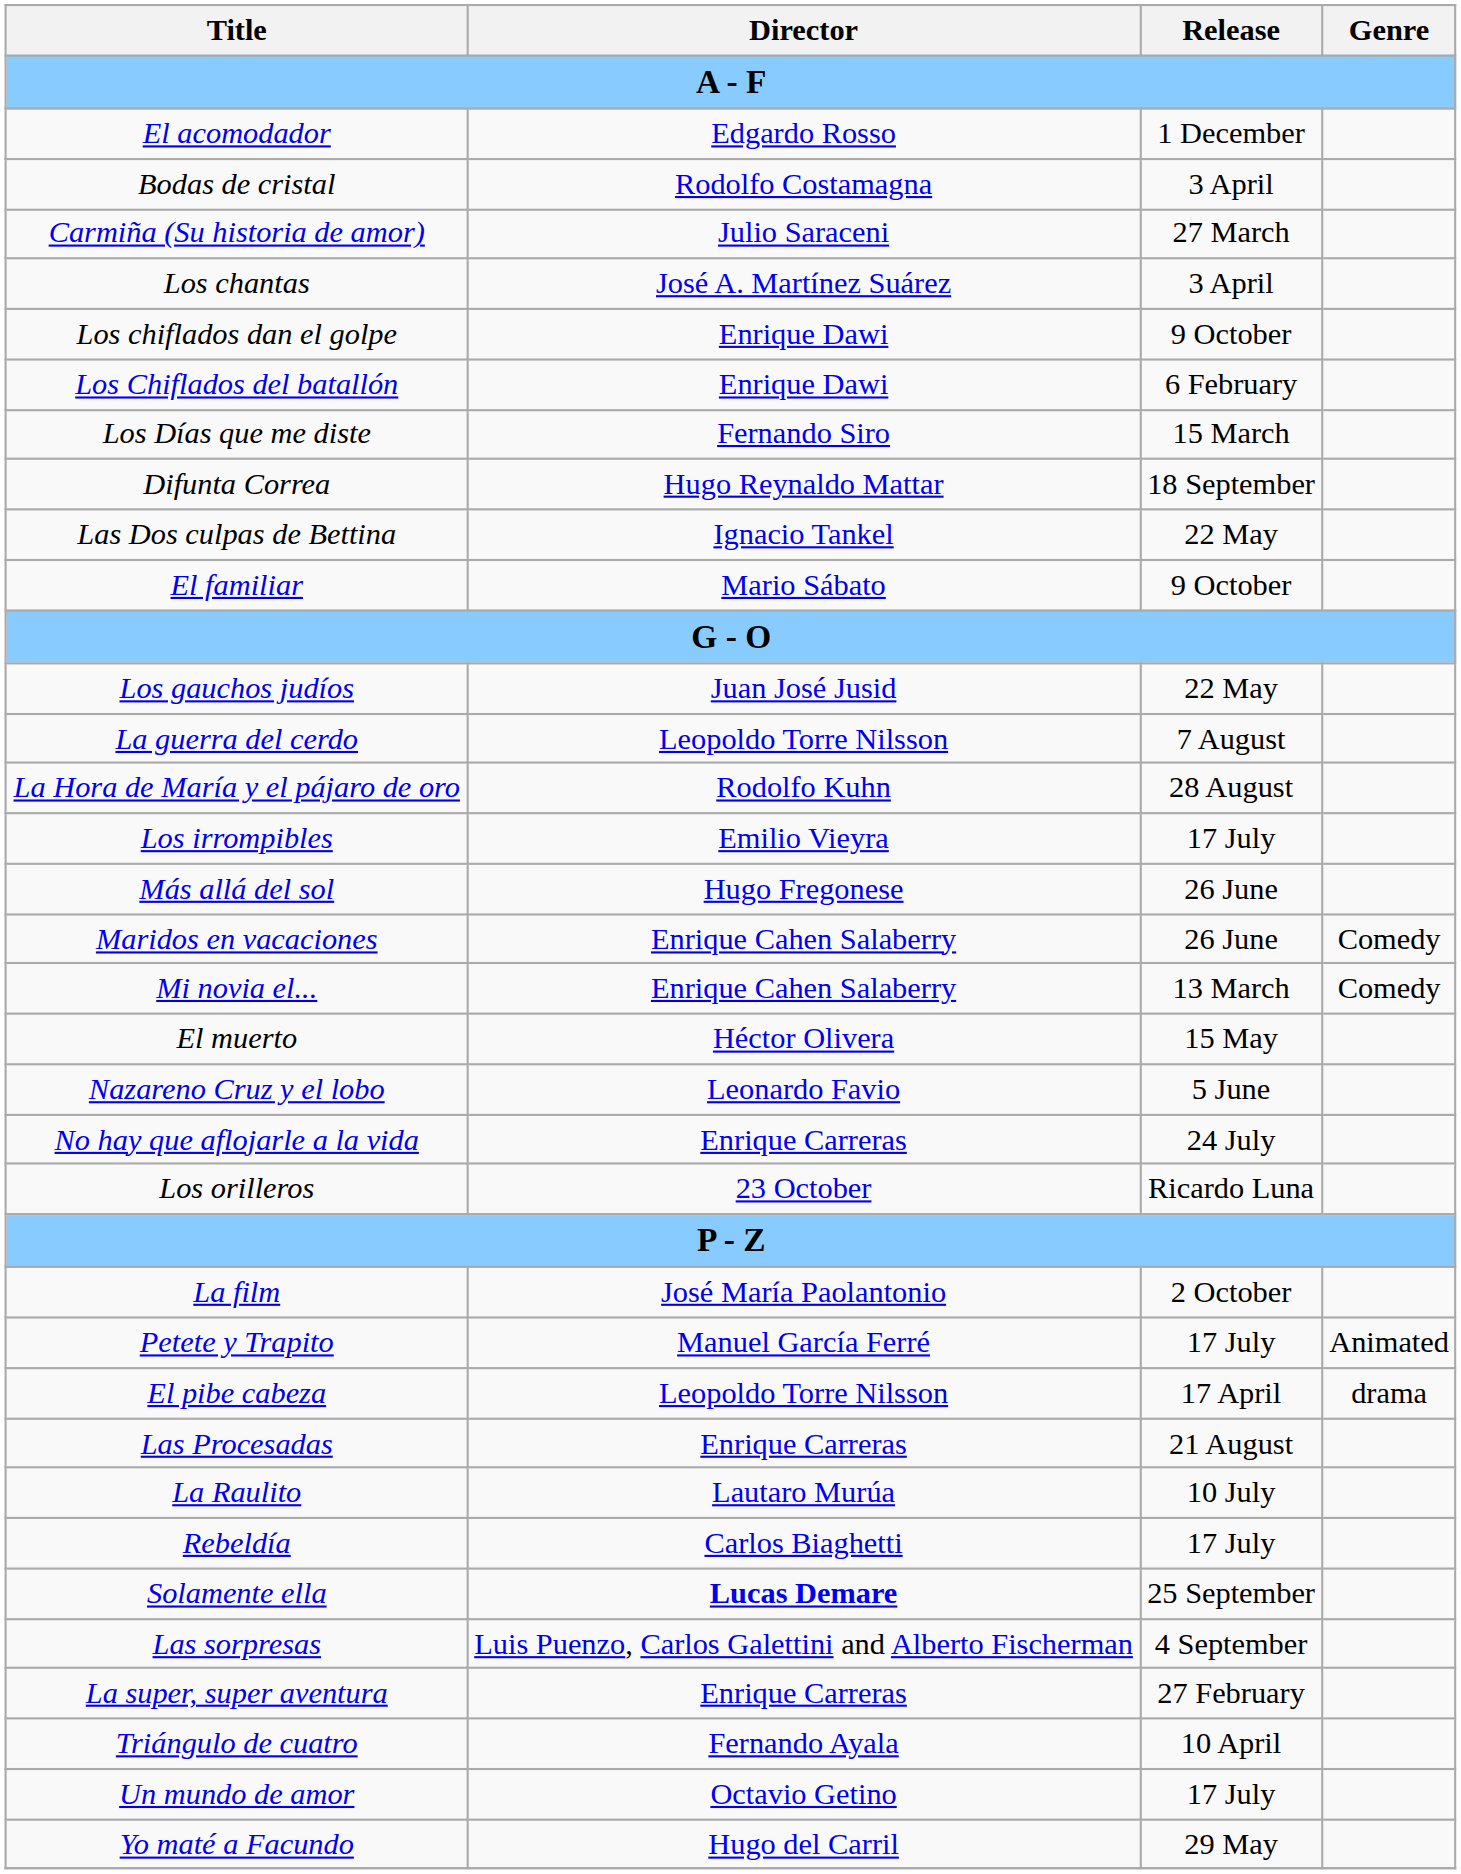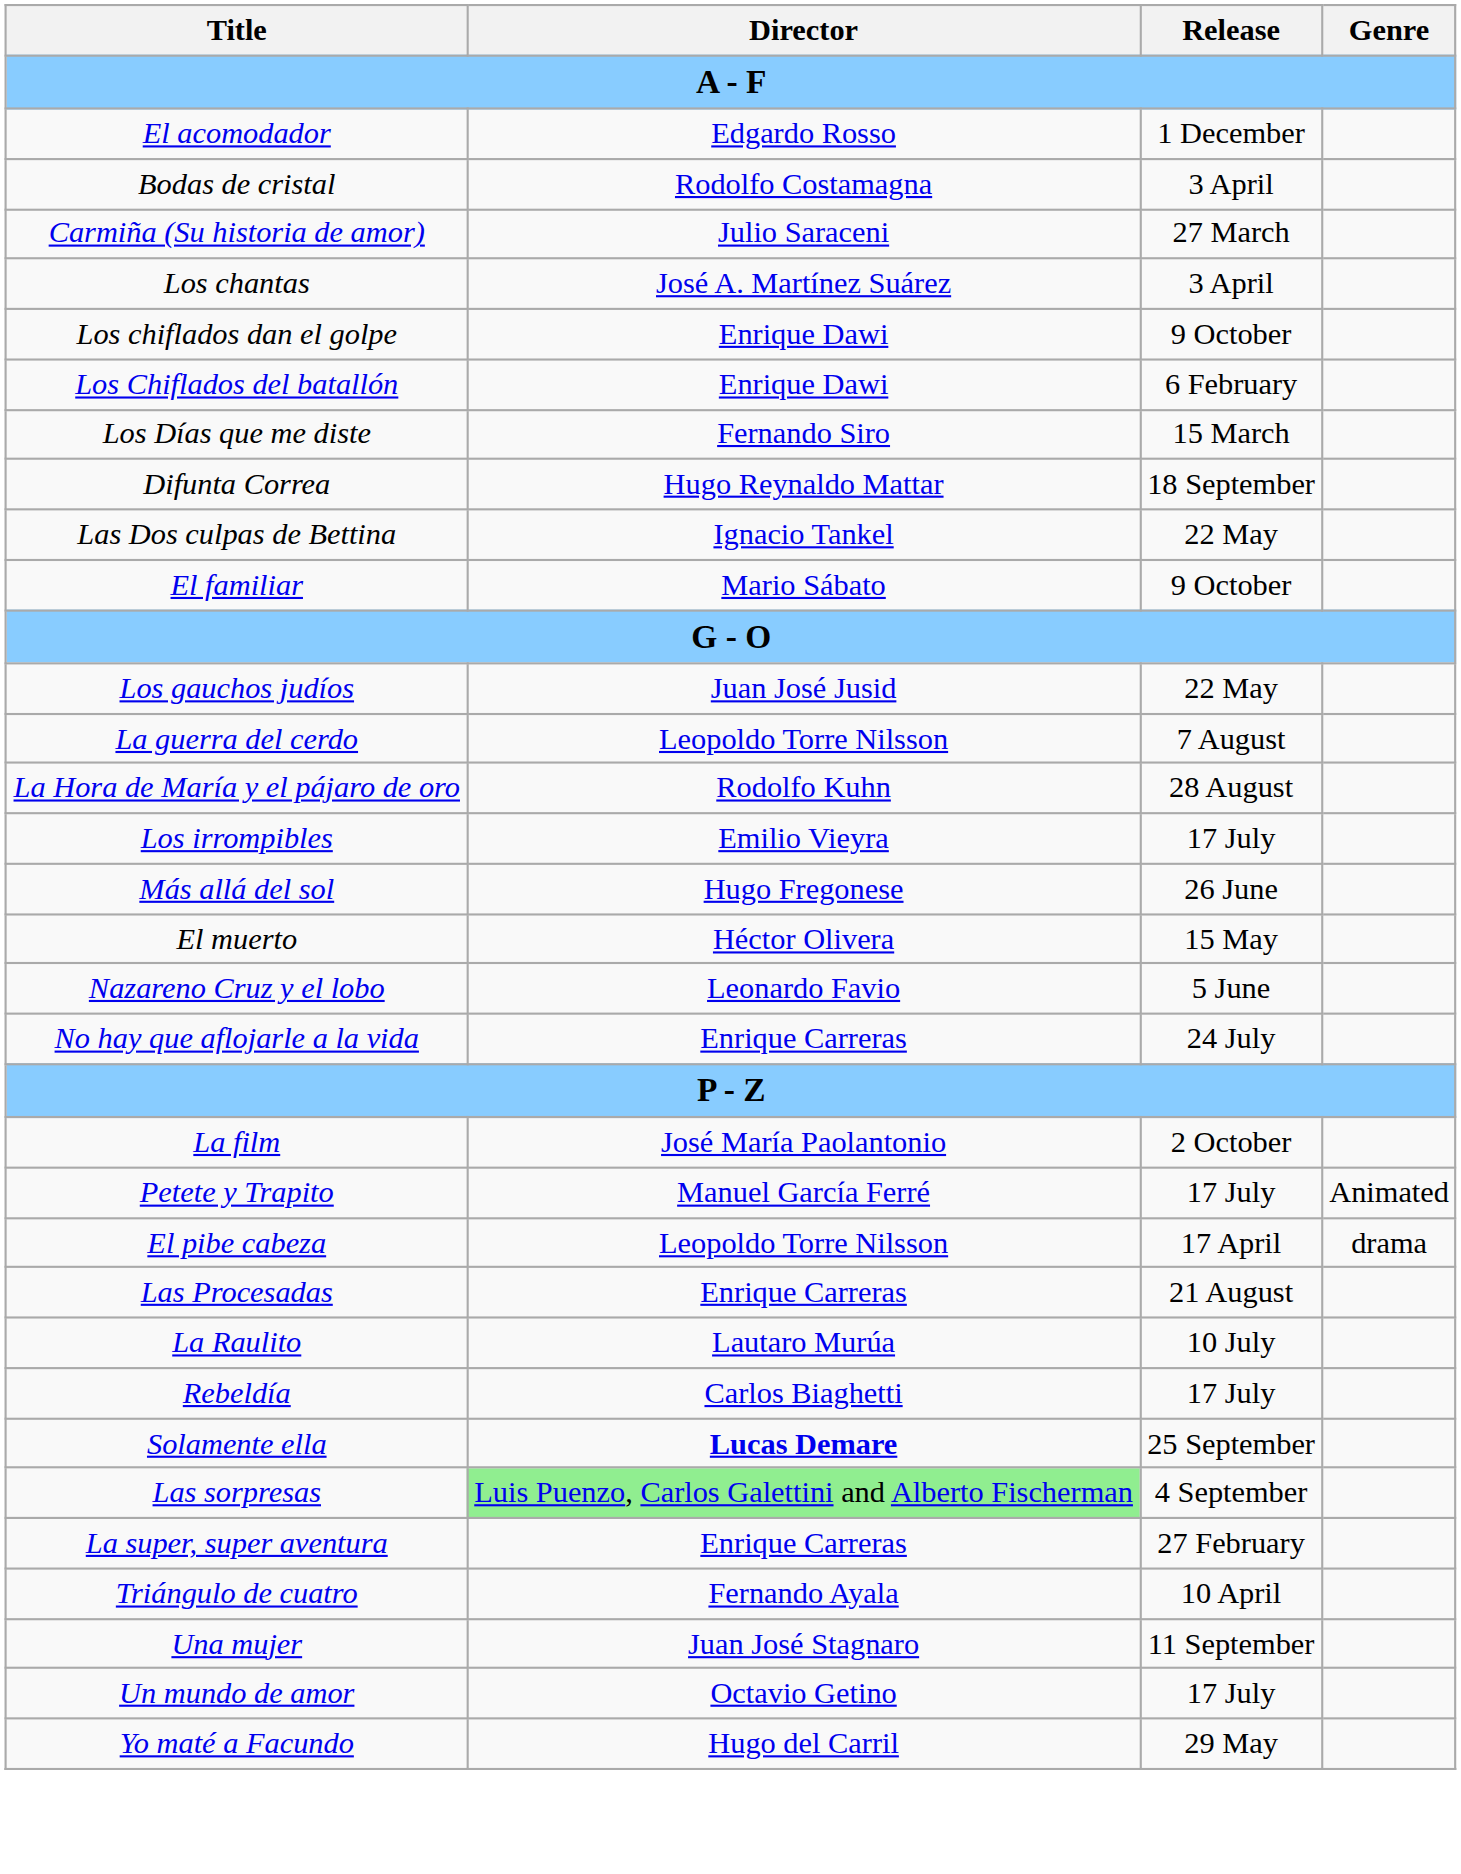- row: (237, 938)
- row: (237, 988)
- row: (237, 1189)
(804, 1643) no background -> (804, 1493) lightgreen background
+ row: (237, 1643)
